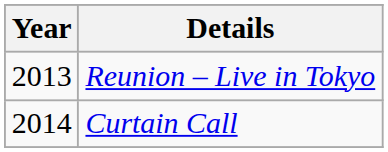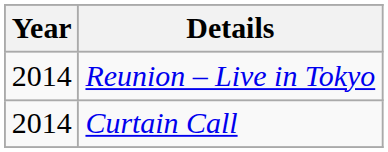(42, 75) 2013 -> (42, 75) 2014
